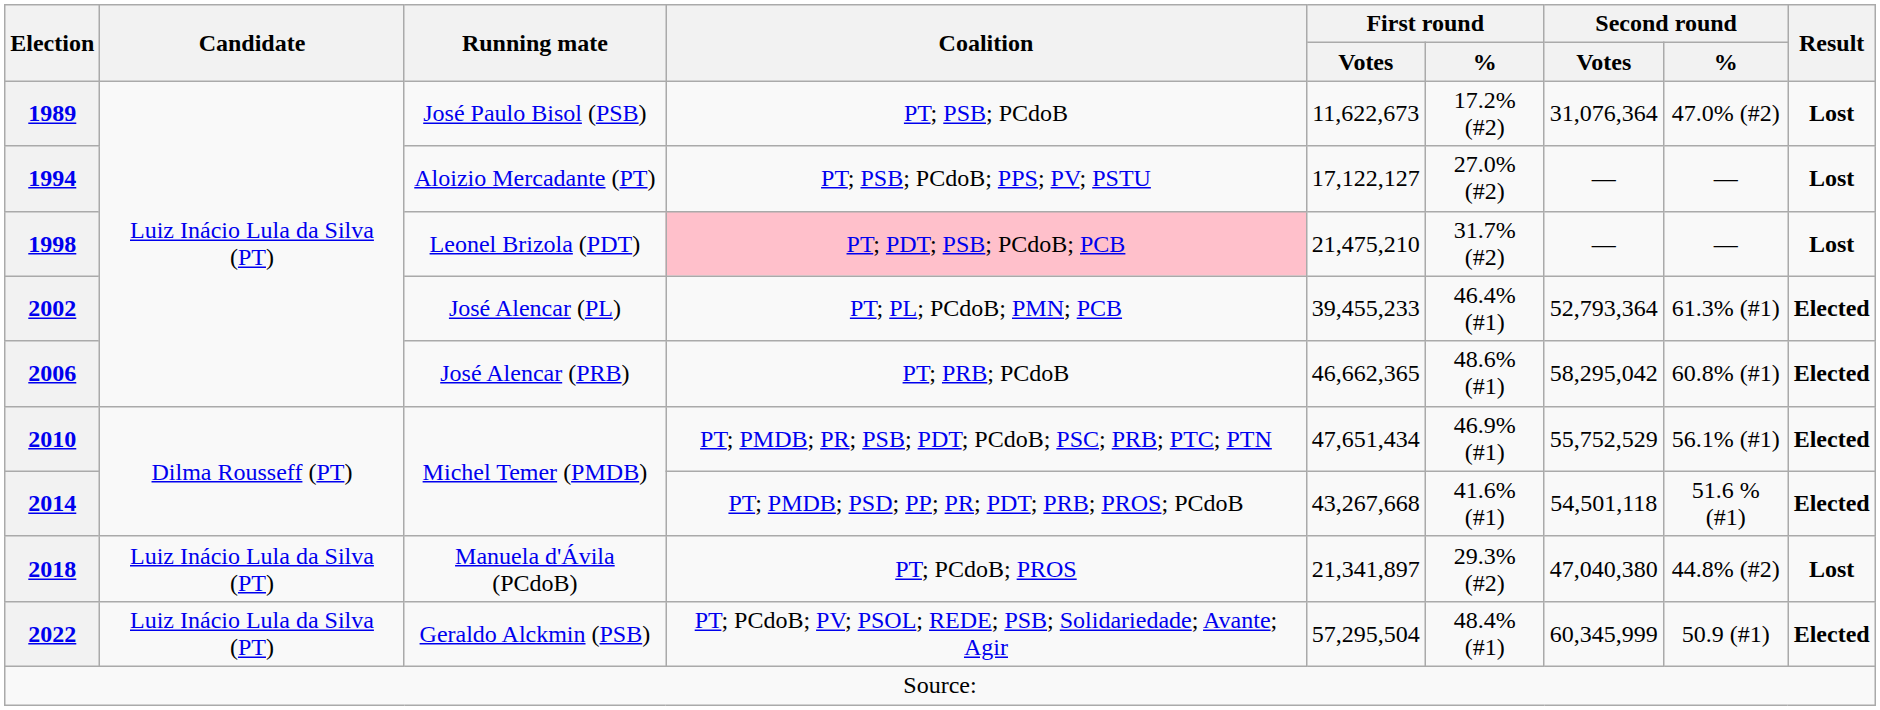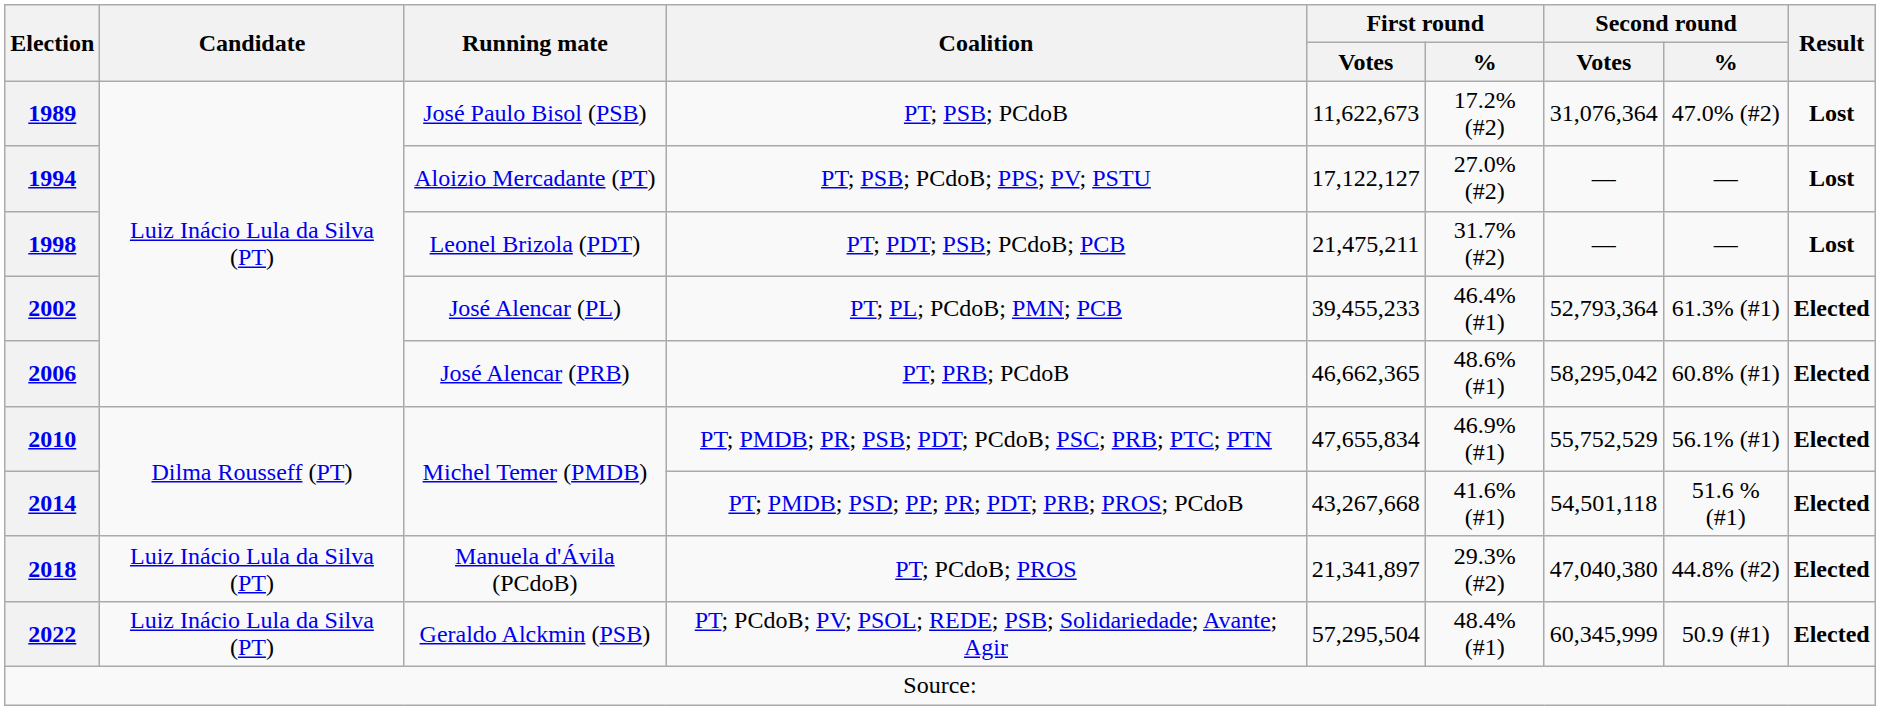(986, 243) pink background -> (986, 243) no background
(1366, 243) 21,475,210 -> (1366, 243) 21,475,211
(1366, 438) 47,651,434 -> (1366, 438) 47,655,834
(1832, 568) Lost -> (1832, 568) Elected
